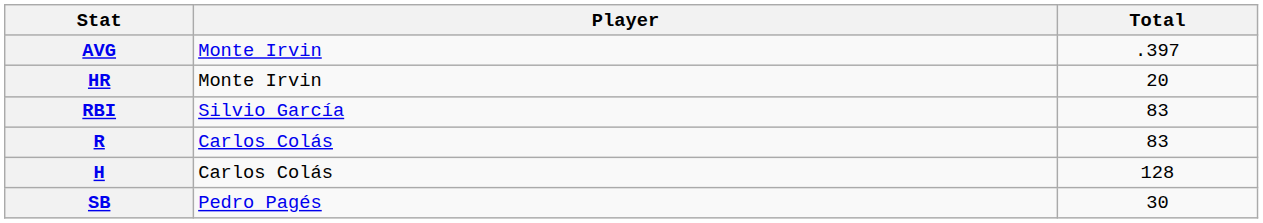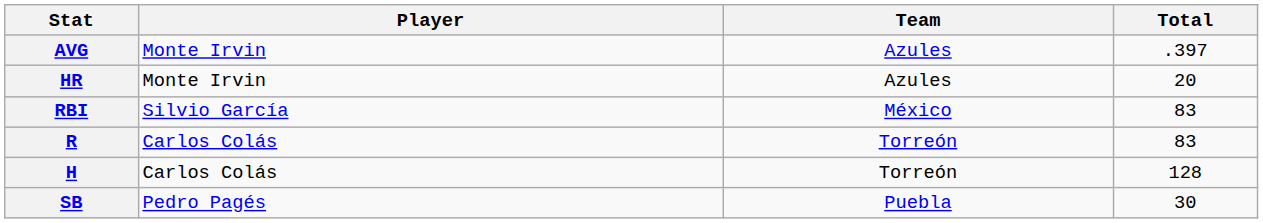+ column: (918, 20)
